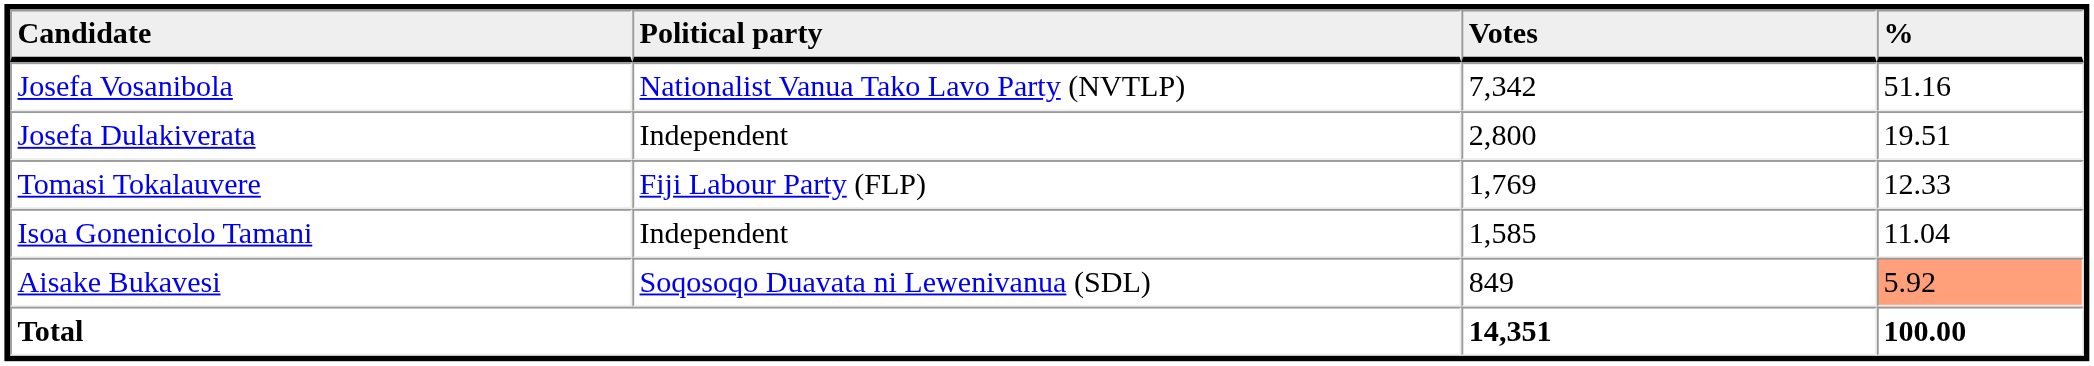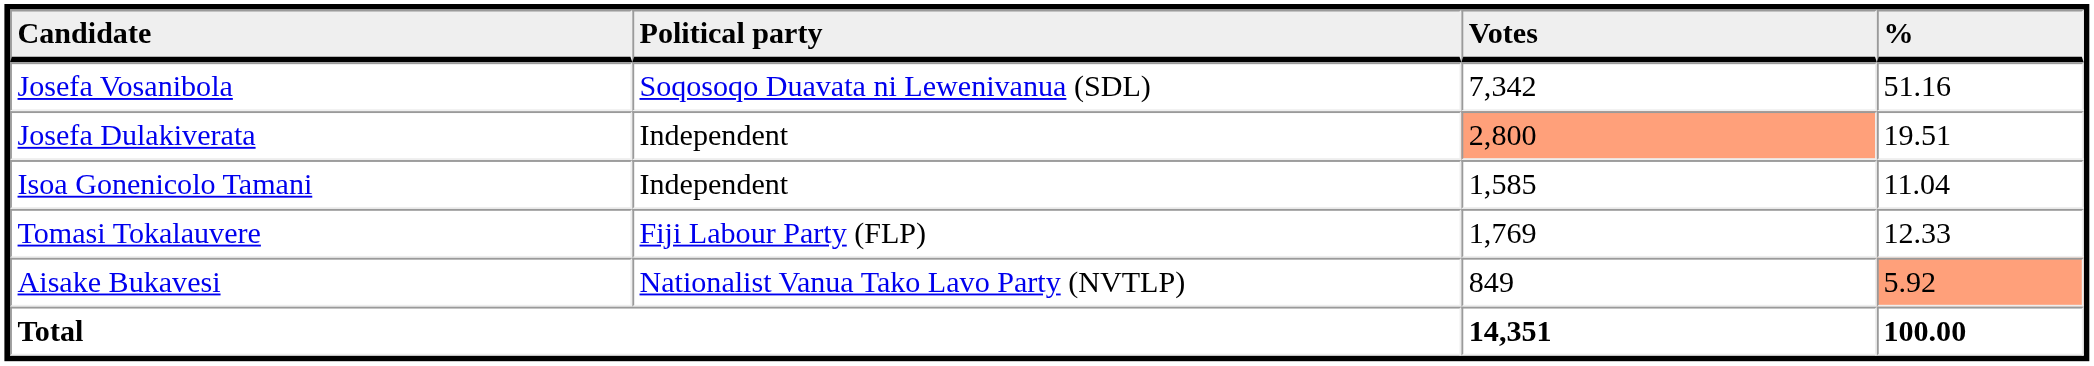(912, 86) Nationalist Vanua Tako Lavo Party (NVTLP) -> (895, 86) Soqosoqo Duavata ni Lewenivanua (SDL)
(1503, 135) no background -> (1503, 135) lightsalmon background
rows swapped: (139, 184) <-> (165, 232)
(895, 281) Soqosoqo Duavata ni Lewenivanua (SDL) -> (912, 281) Nationalist Vanua Tako Lavo Party (NVTLP)
